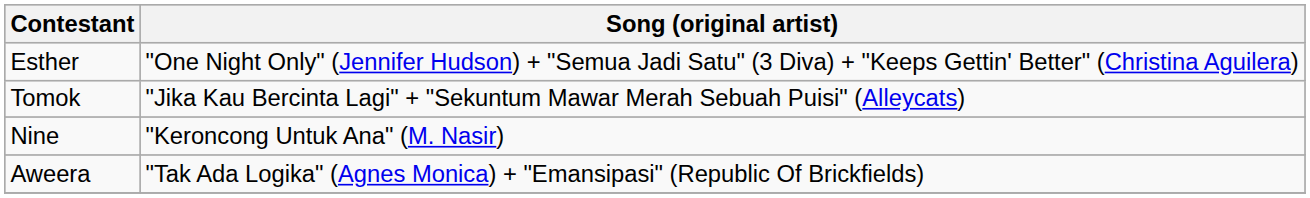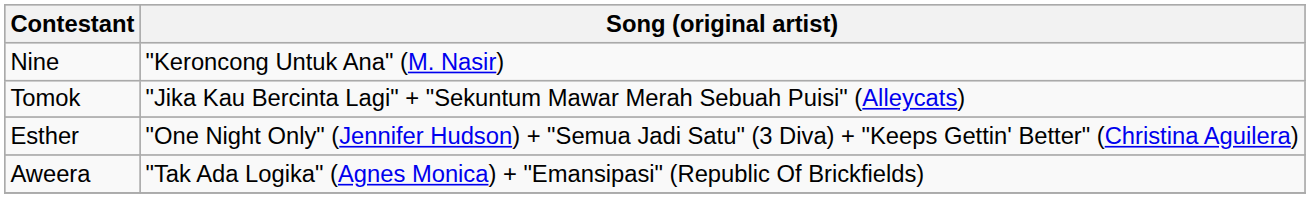rows swapped: (35, 137) <-> (45, 62)
